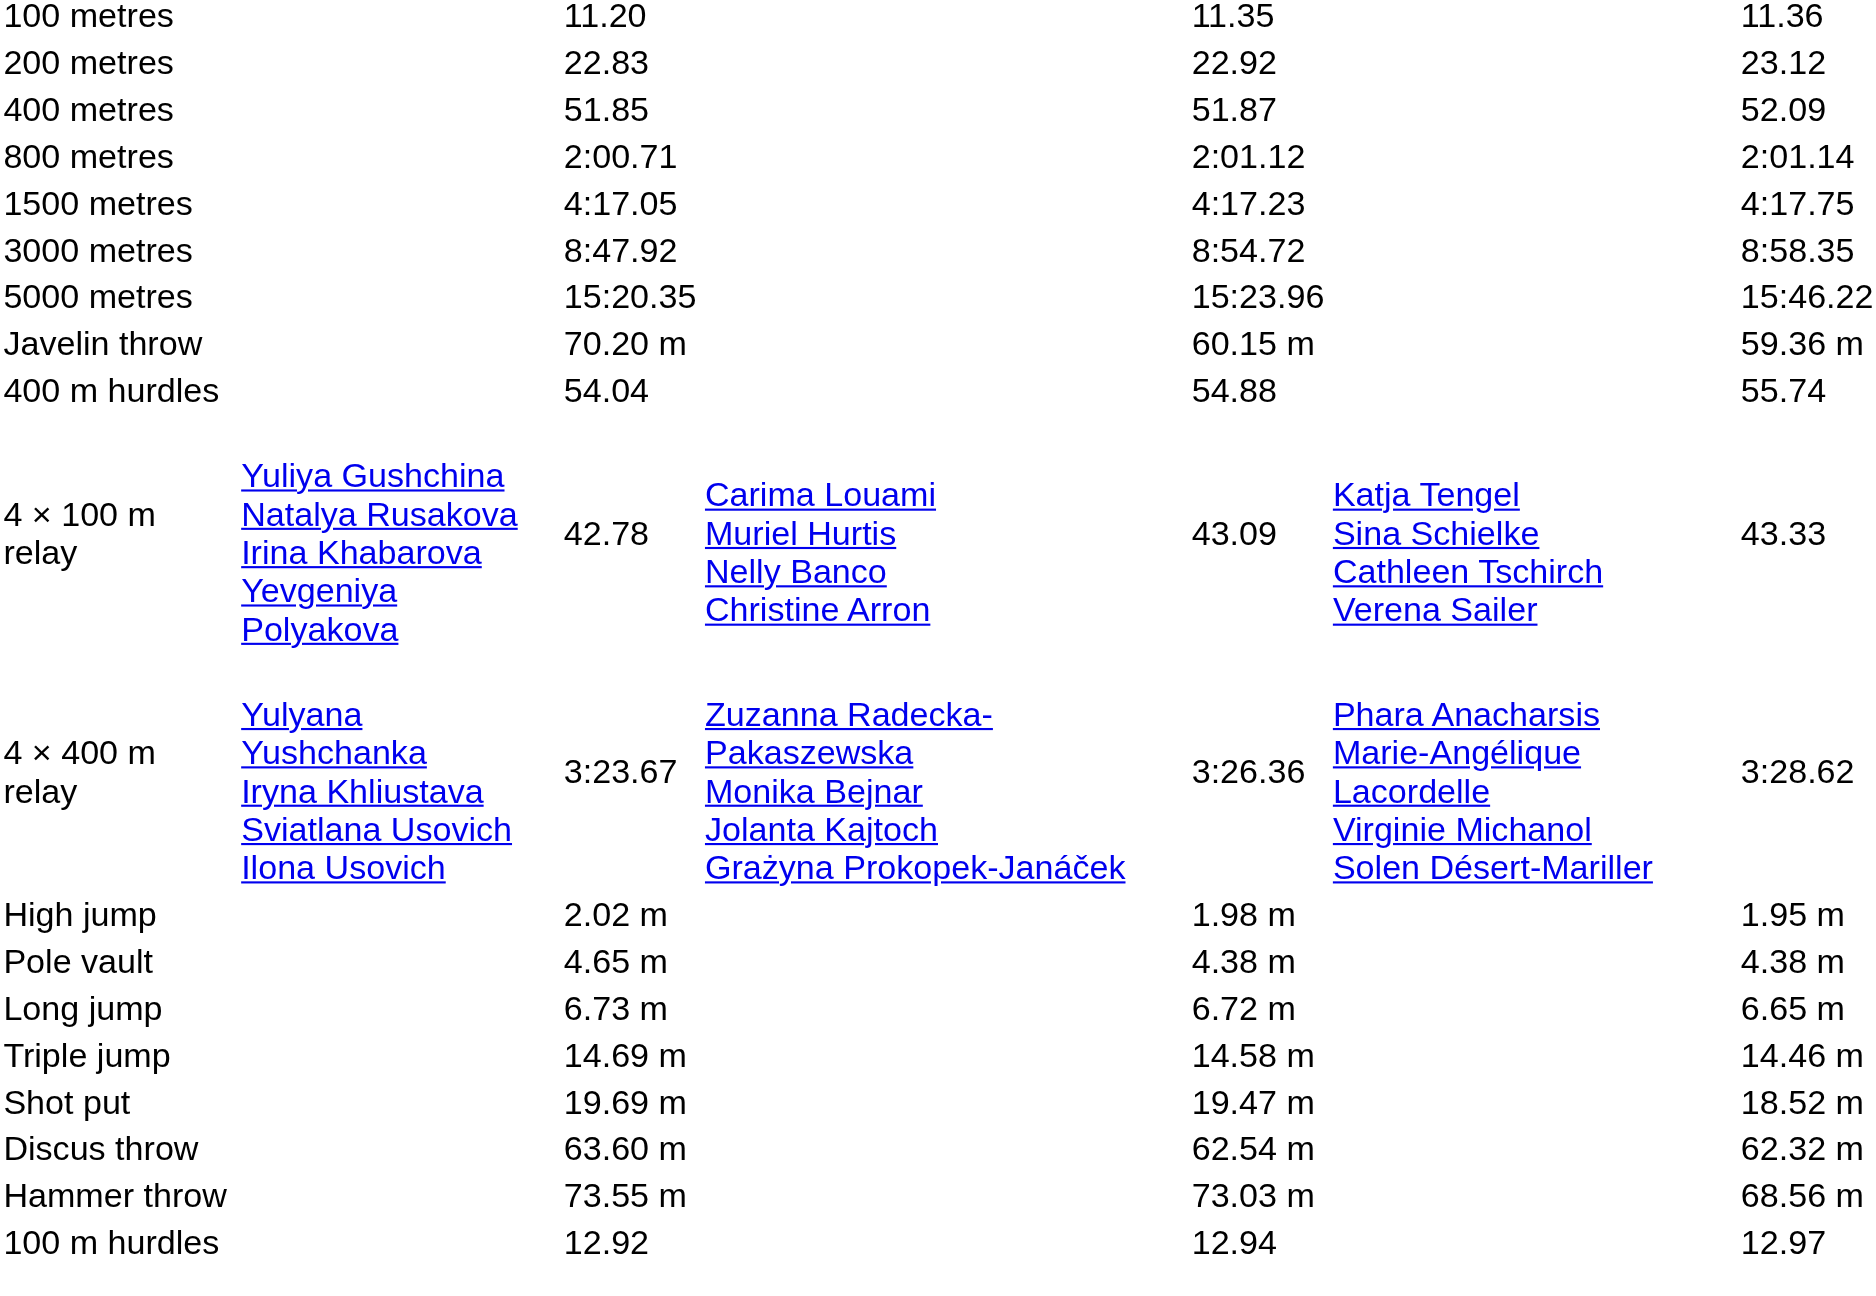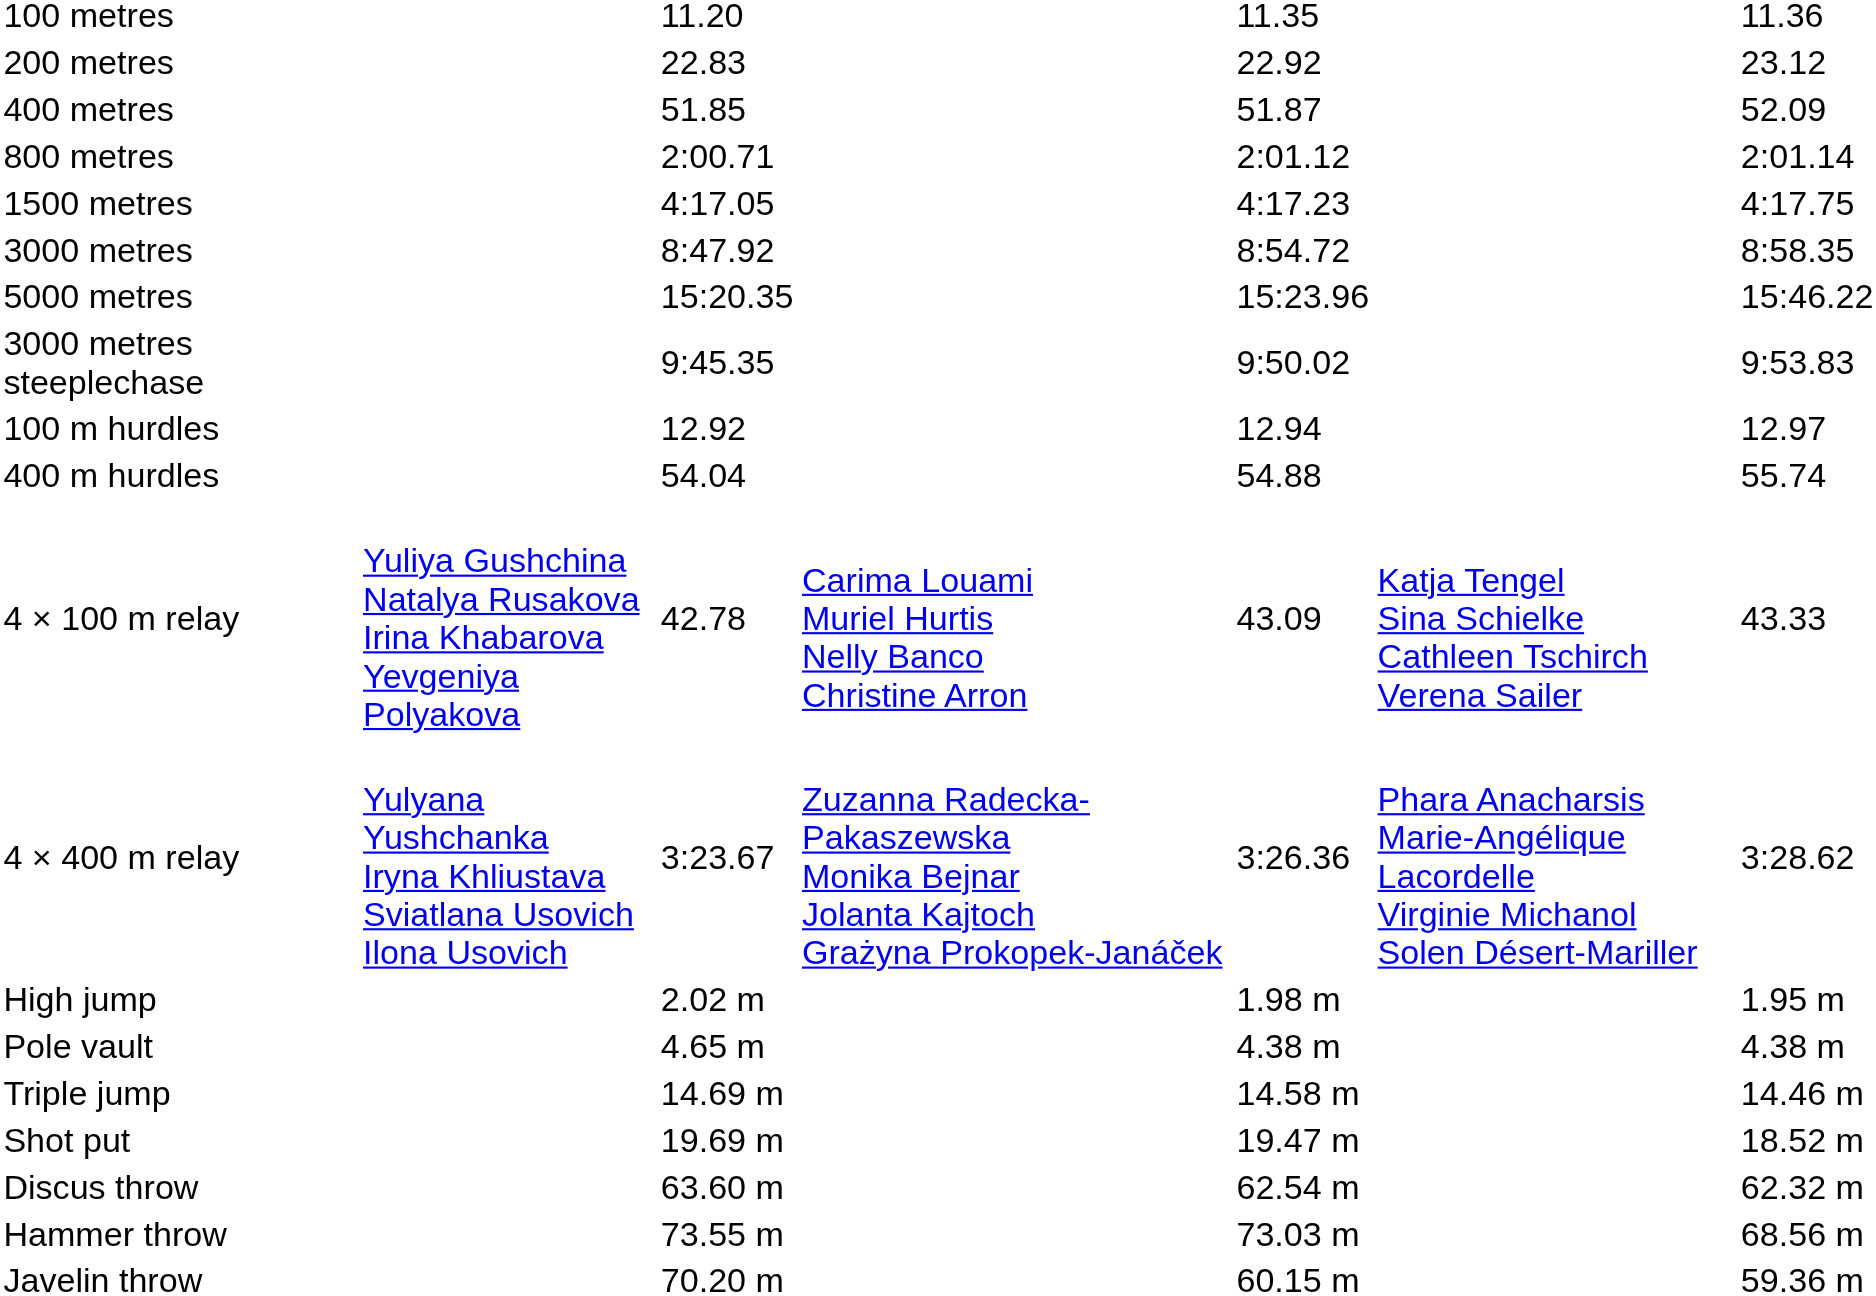+ row: (104, 363)
rows swapped: (111, 1242) <-> (103, 344)
- row: (83, 1008)
